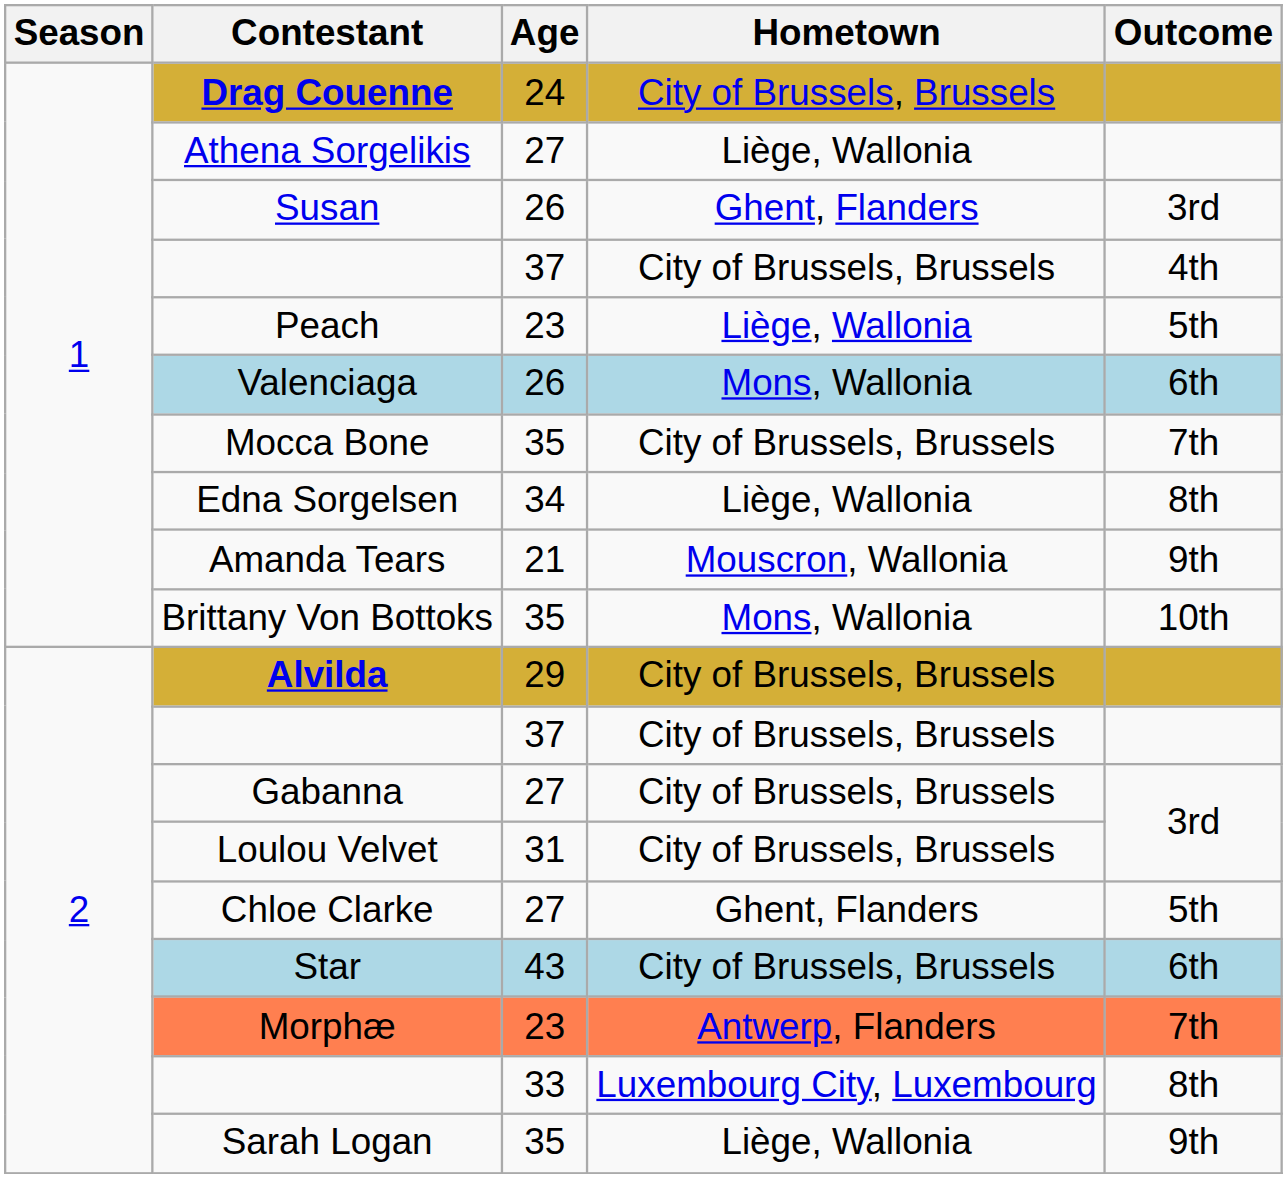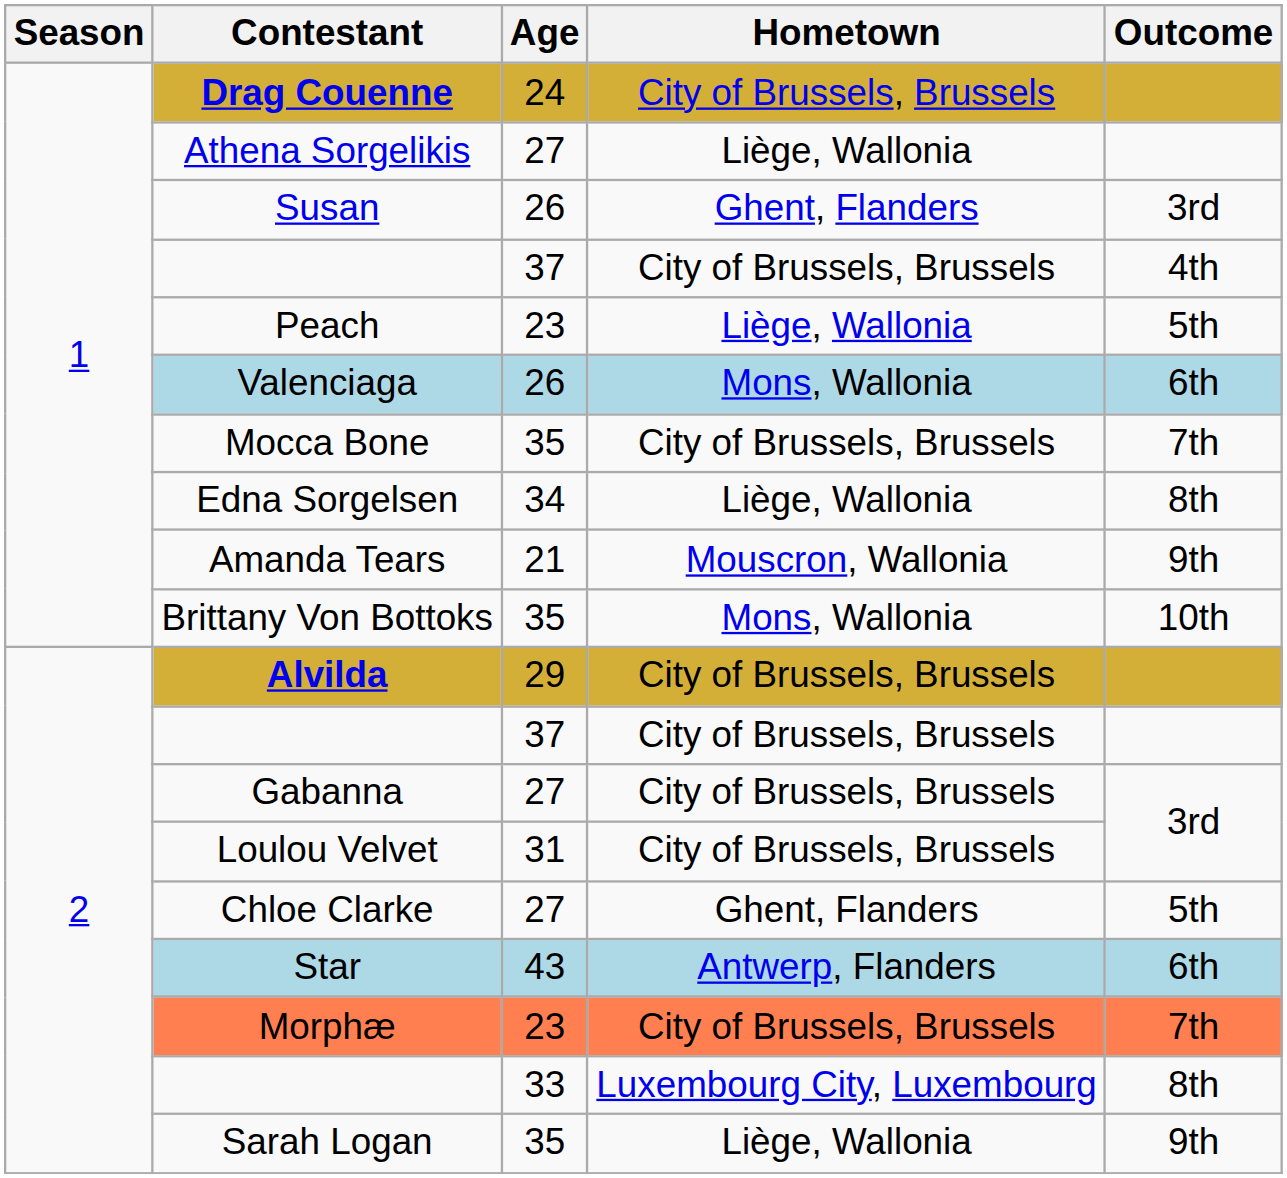(847, 967) City of Brussels, Brussels -> (847, 967) Antwerp, Flanders
(847, 1025) Antwerp, Flanders -> (847, 1025) City of Brussels, Brussels
